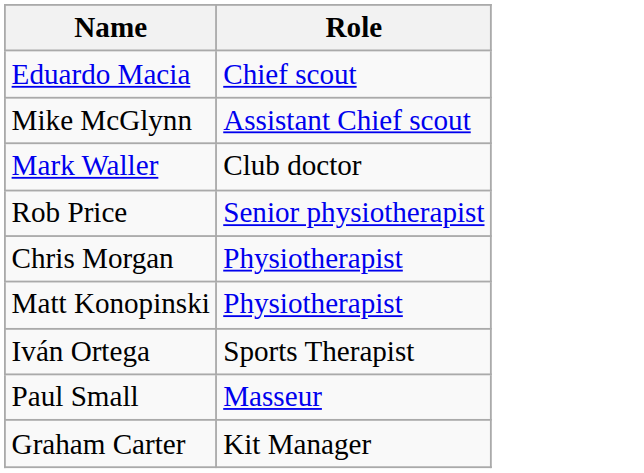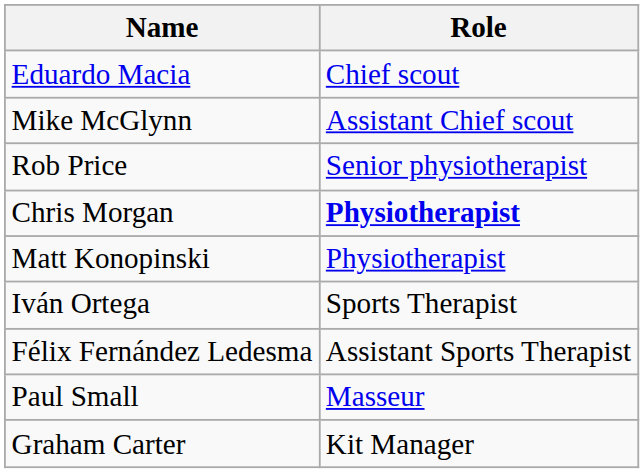- row: (85, 166)
(313, 258) normal -> (423, 212) bold
+ row: (162, 350)
